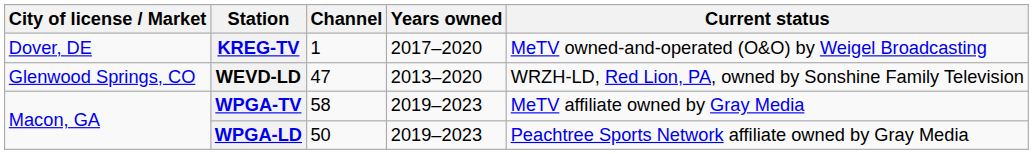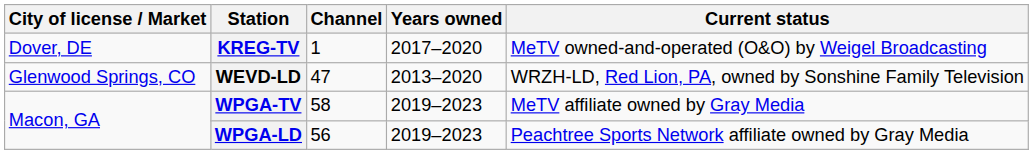(321, 134) 50 -> (321, 134) 56
